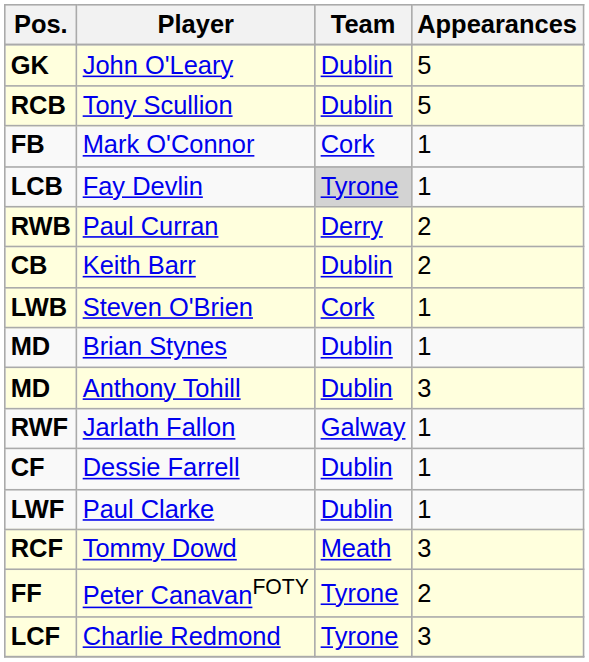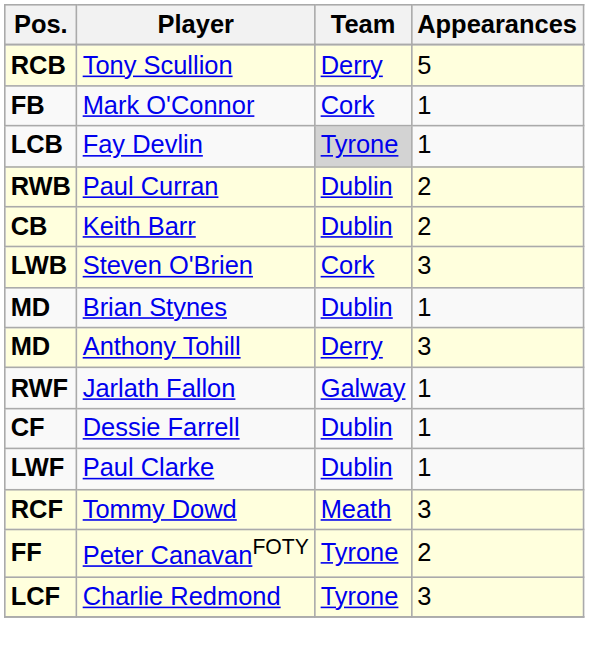- row: (158, 65)
(357, 105) Dublin -> (352, 65) Derry
(352, 226) Derry -> (357, 186) Dublin
(424, 307) 1 -> (424, 266) 3
(357, 387) Dublin -> (352, 347) Derry
